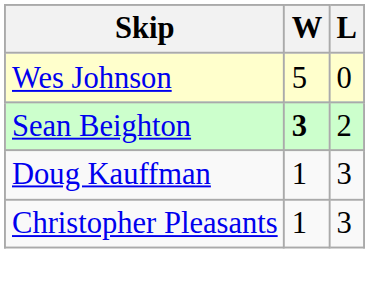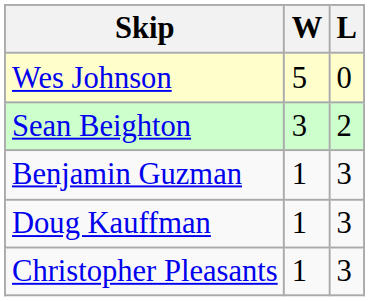(299, 125) bold -> (299, 125) normal
+ row: (127, 174)
